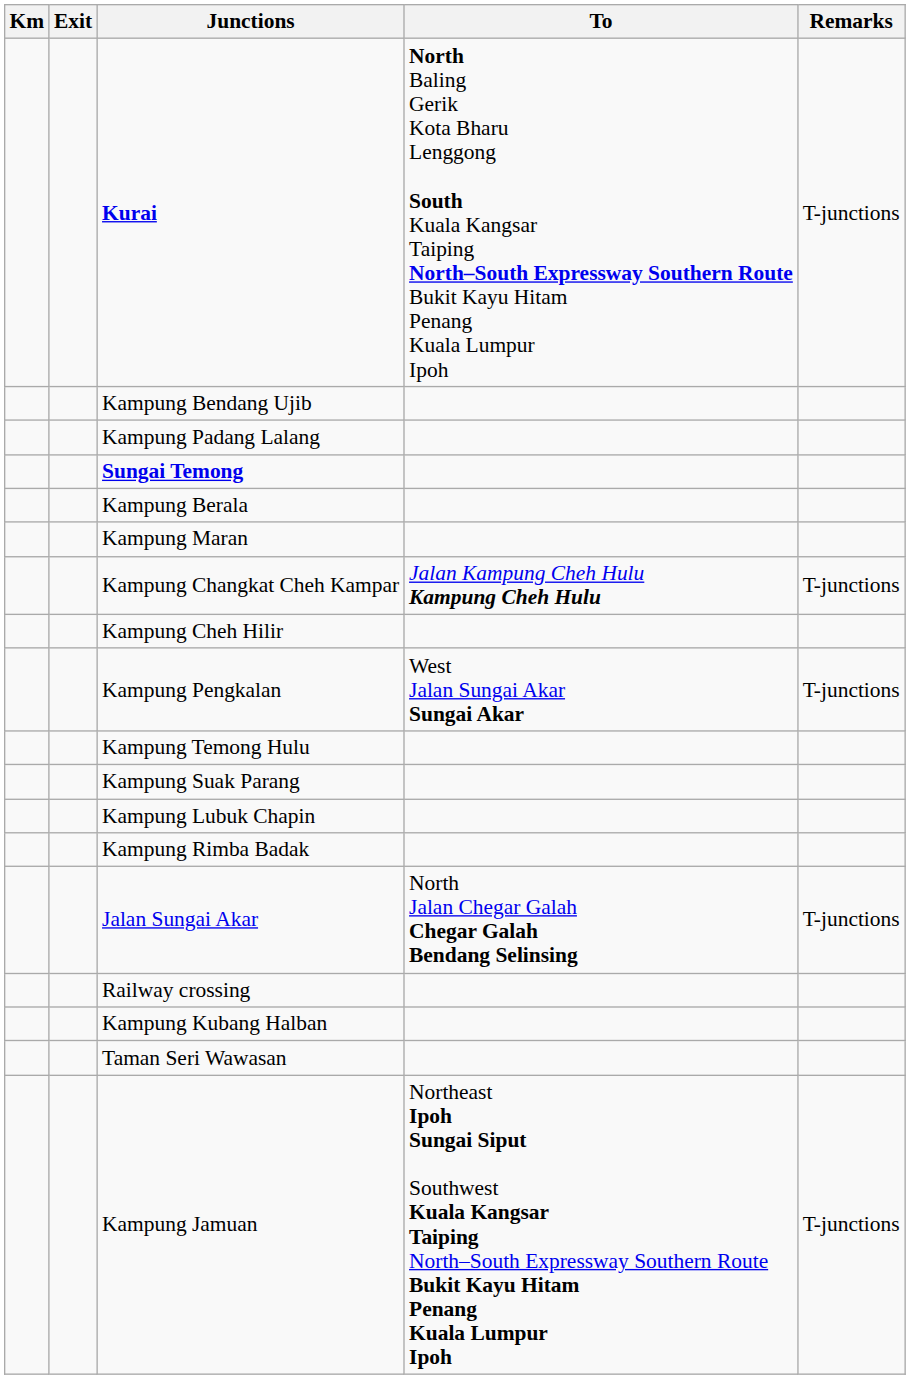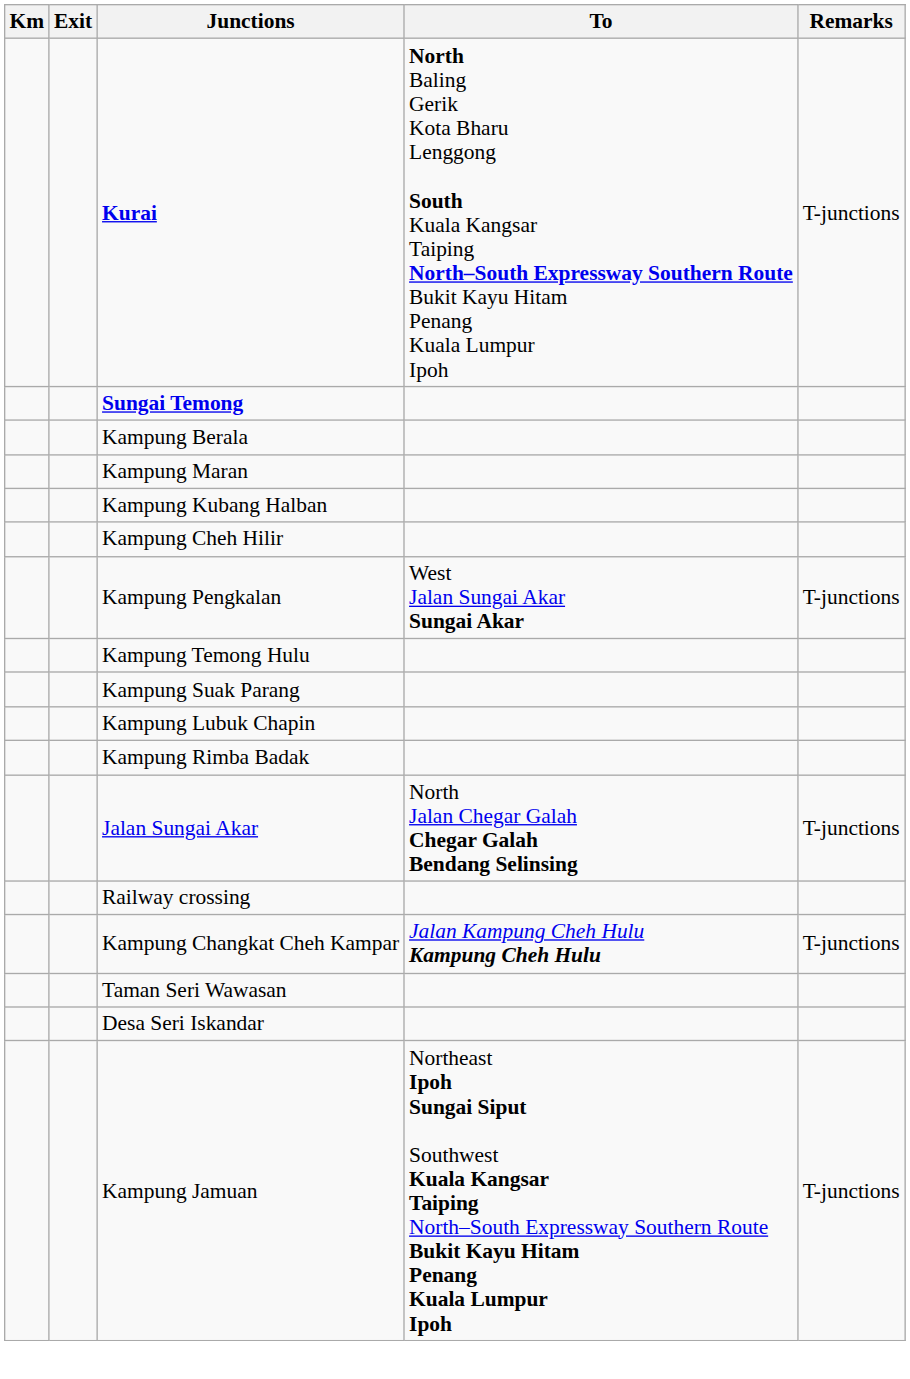- row: (207, 403)
- row: (211, 437)
rows swapped: (251, 585) <-> (215, 1023)
+ row: (183, 1023)
